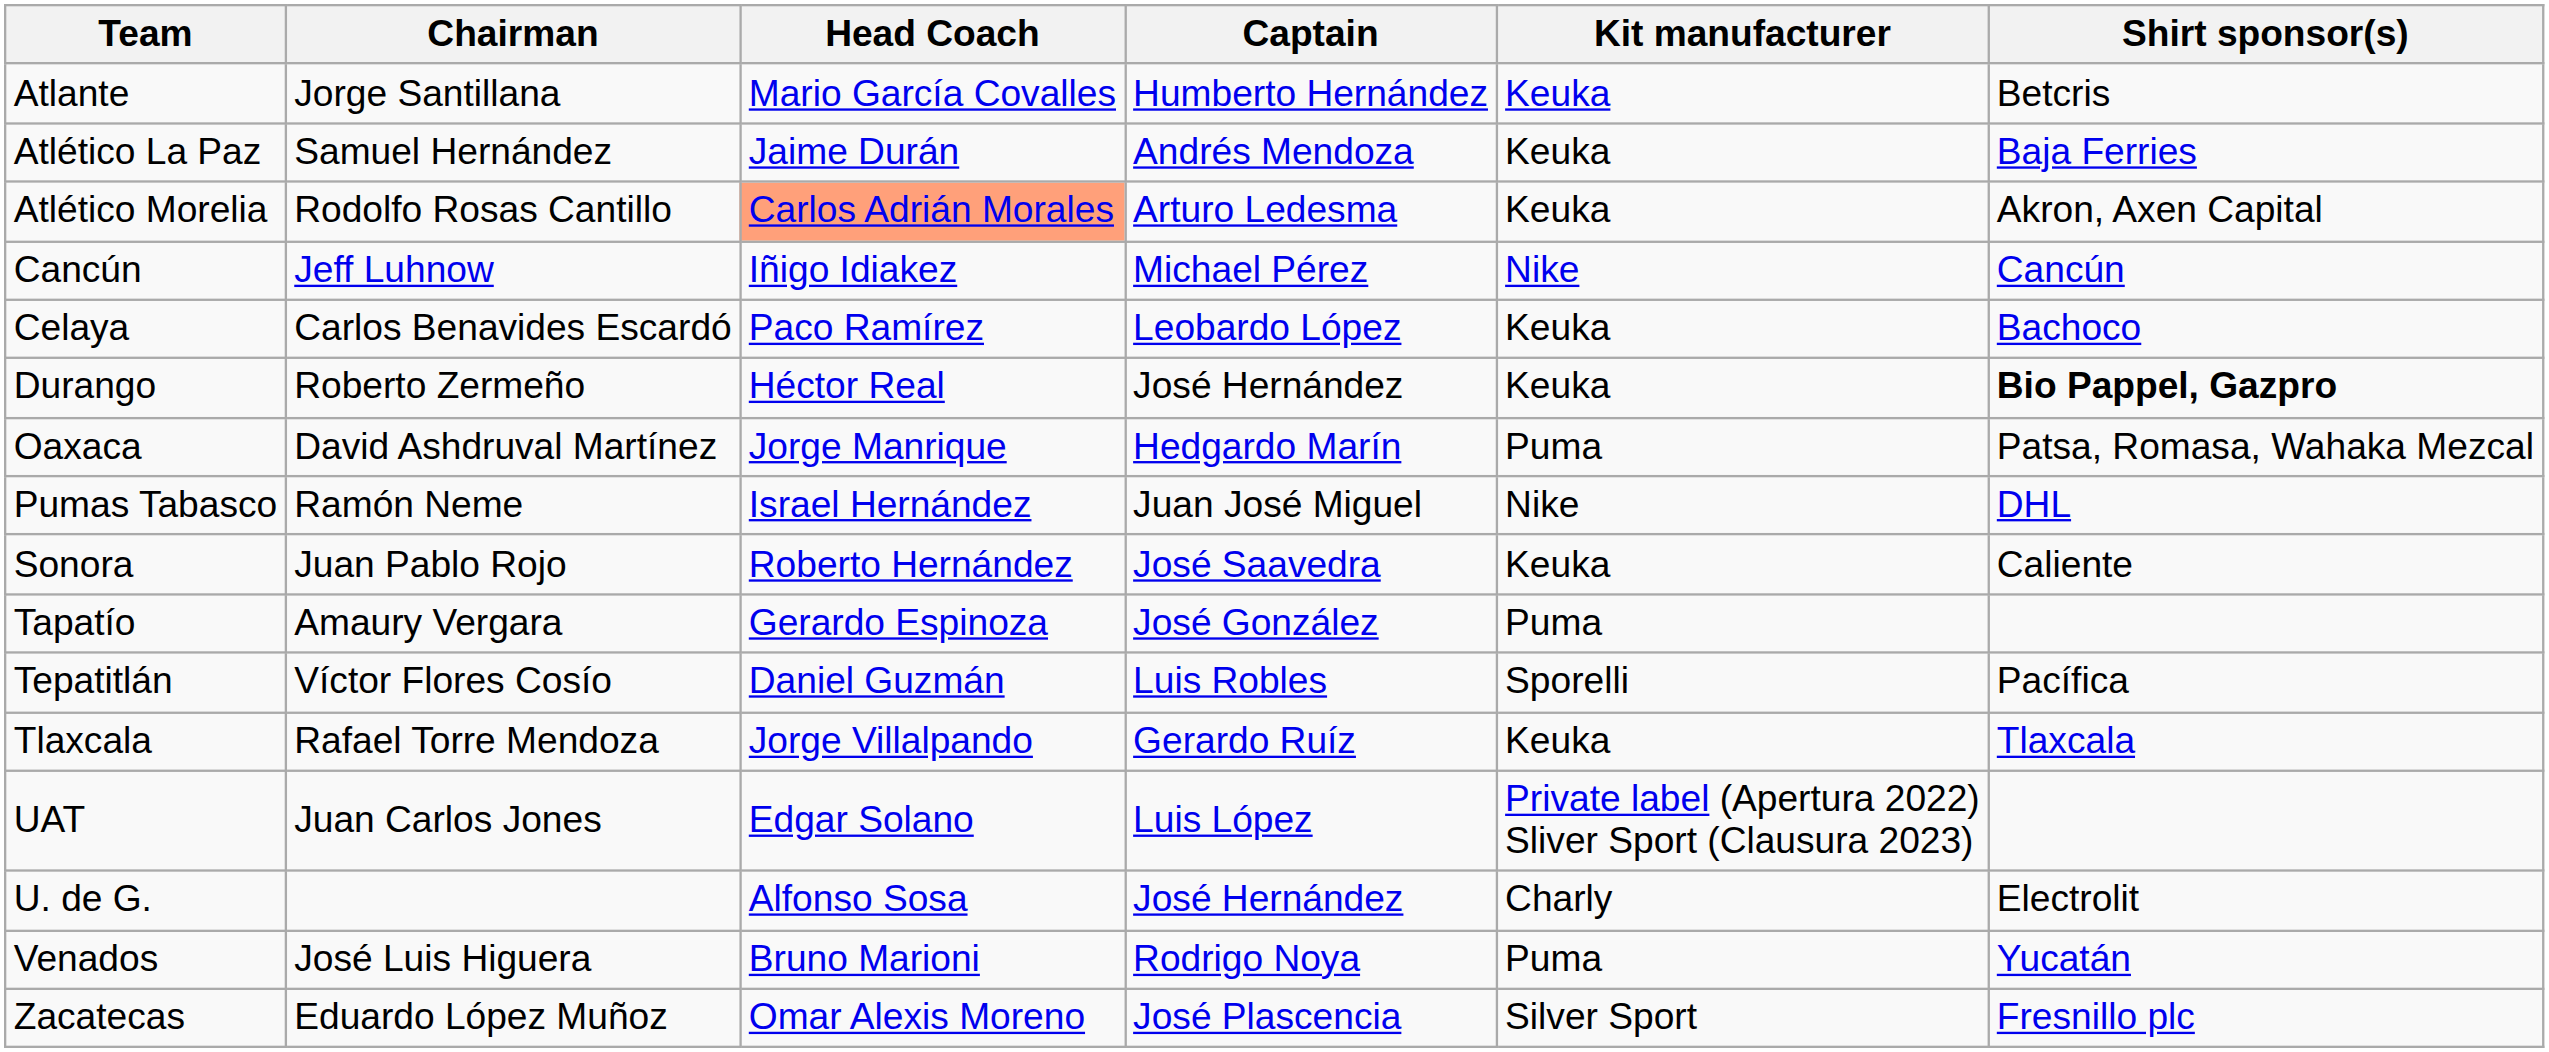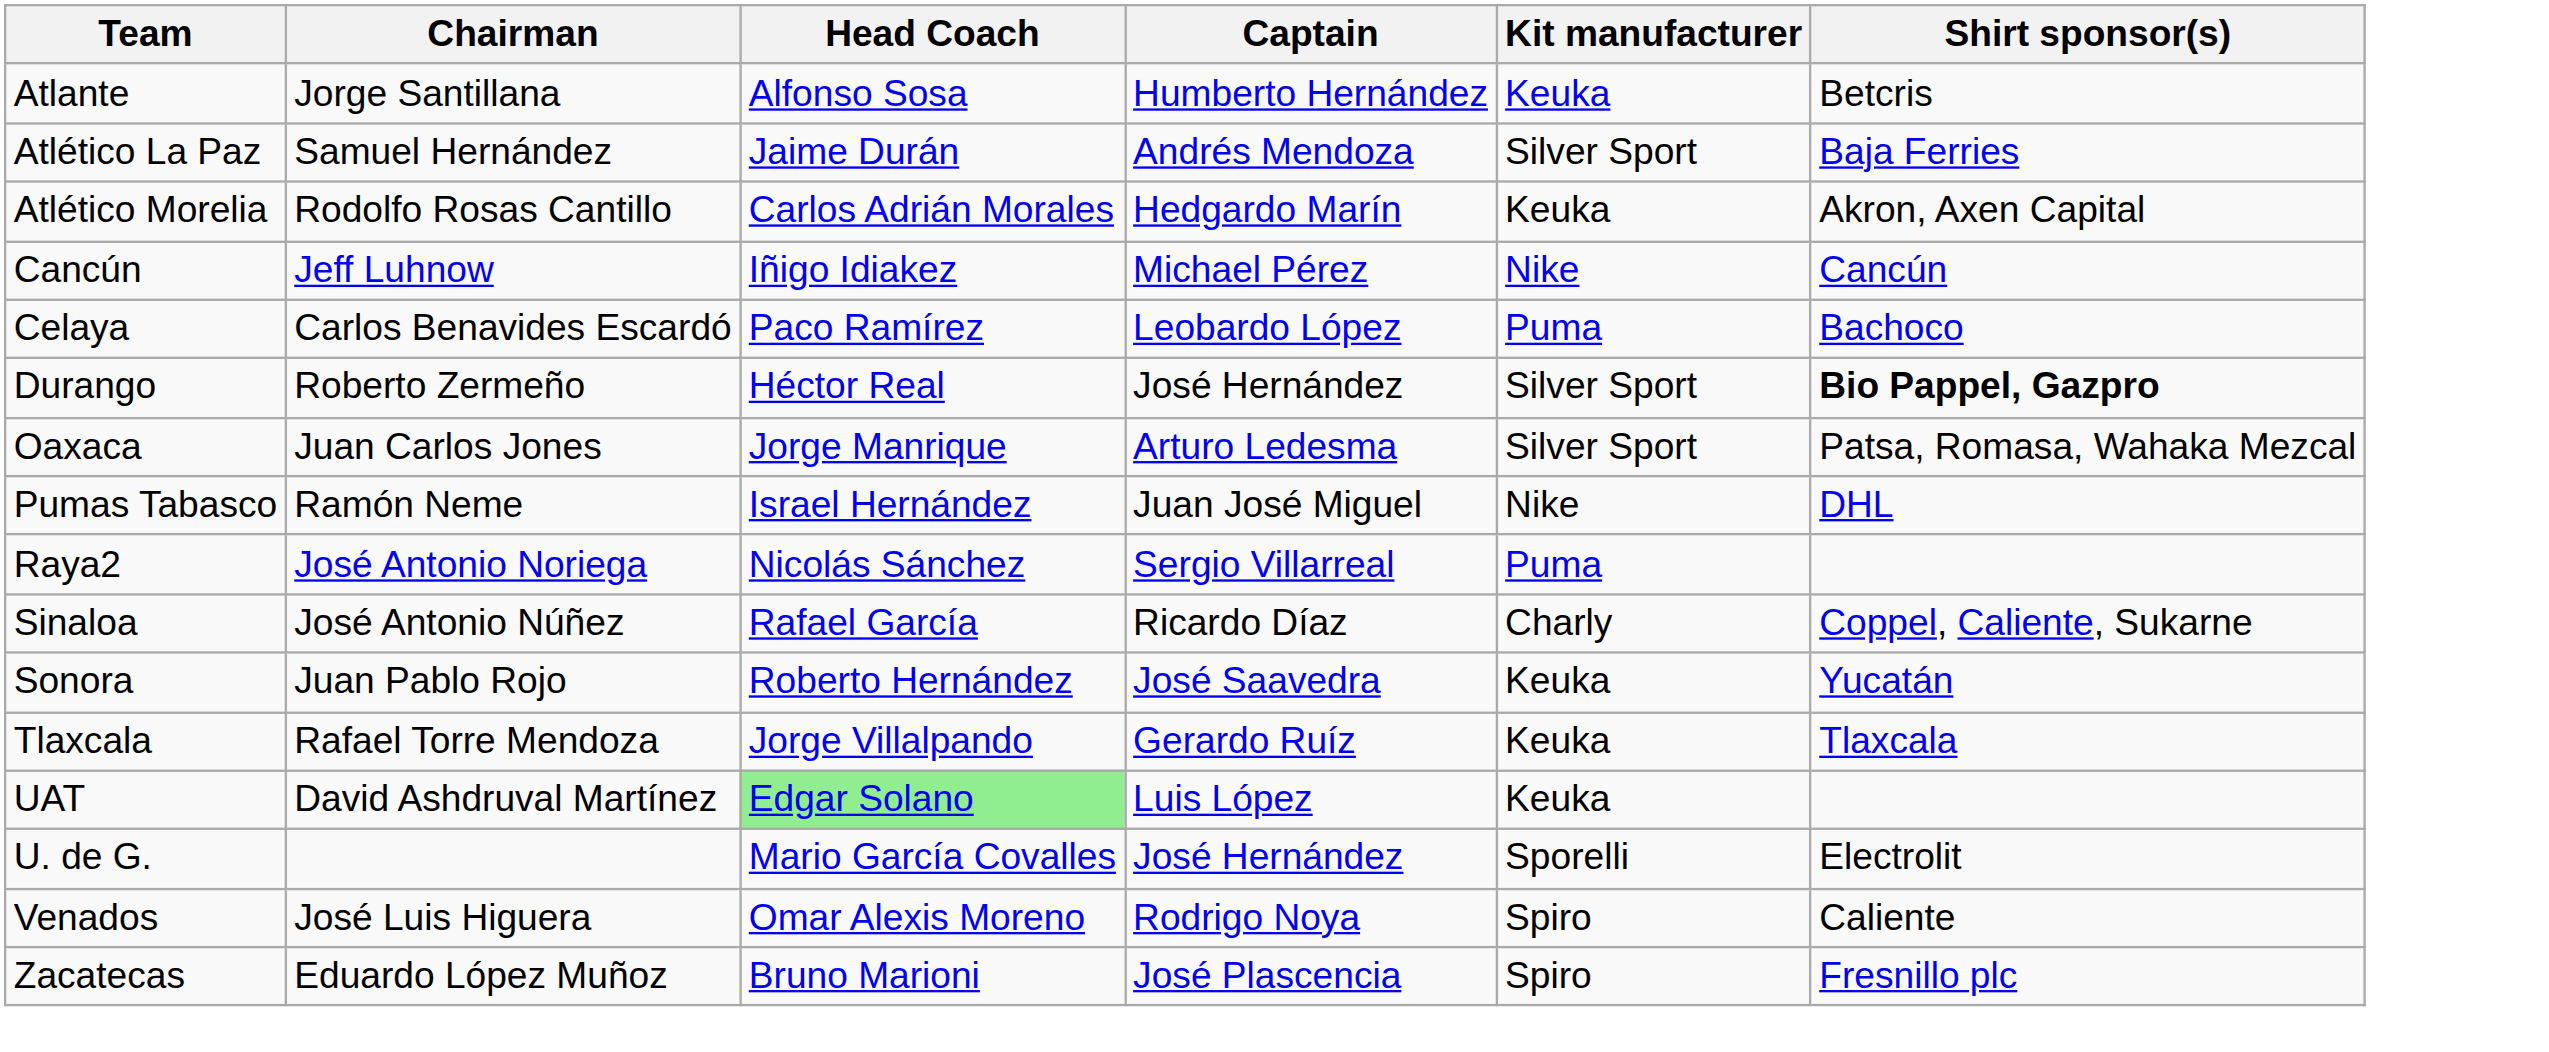(932, 92) Mario García Covalles -> (858, 92) Alfonso Sosa
(1558, 151) Keuka -> (1601, 151) Silver Sport
(931, 210) lightsalmon background -> (931, 210) no background
(1265, 210) Arturo Ledesma -> (1267, 210) Hedgardo Marín
(1558, 328) Keuka -> (1554, 328) Puma
(1558, 387) Keuka -> (1601, 387) Silver Sport
(506, 446) David Ashdruval Martínez -> (448, 446) Juan Carlos Jones
(1267, 446) Hedgardo Marín -> (1265, 446) Arturo Ledesma
(1554, 446) Puma -> (1601, 446) Silver Sport
+ row: (67, 563)
+ row: (76, 622)
(2065, 563) Caliente -> (1886, 681) Yucatán
- row: (75, 622)
- row: (93, 681)
(448, 820) Juan Carlos Jones -> (506, 799) David Ashdruval Martínez
(861, 820) no background -> (861, 799) lightgreen background
(1742, 820) Private label (Apertura 2022) Sliver Sport (Clausura 2023) -> (1558, 799) Keuka
(858, 899) Alfonso Sosa -> (932, 858) Mario García Covalles
(1559, 899) Charly -> (1567, 858) Sporelli
(864, 958) Bruno Marioni -> (917, 916) Omar Alexis Moreno
(1554, 958) Puma -> (1548, 916) Spiro
(2064, 958) Yucatán -> (1887, 916) Caliente
(917, 1017) Omar Alexis Moreno -> (864, 975) Bruno Marioni
(1601, 1017) Silver Sport -> (1548, 975) Spiro
